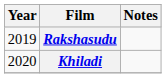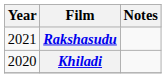(22, 38) 2019 -> (22, 38) 2021
